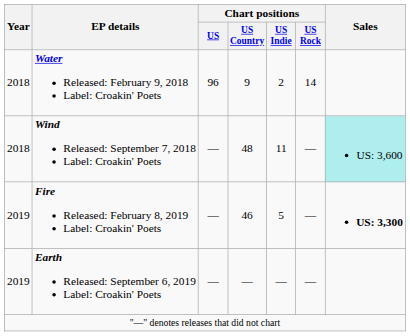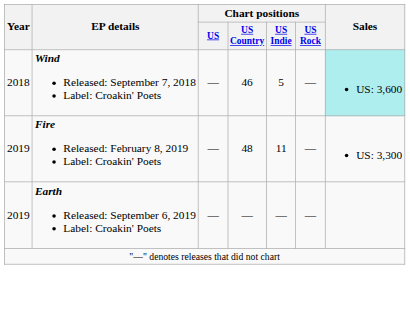- row: (115, 77)
(247, 149) 48 -> (247, 82) 46
(281, 149) 11 -> (281, 82) 5
(247, 215) 46 -> (247, 149) 48
(281, 215) 5 -> (281, 149) 11
(365, 222) bold -> (365, 155) normal
